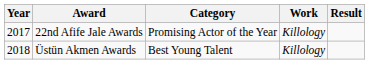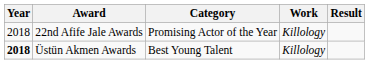(19, 31) 2017 -> (19, 31) 2018
(19, 50) normal -> (19, 50) bold
